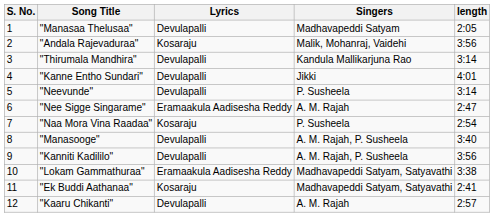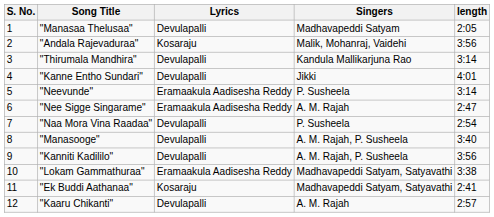(181, 92) Devulapalli -> (224, 92) Eramaakula Aadisesha Reddy
(177, 124) Kosaraju -> (181, 124) Devulapalli
